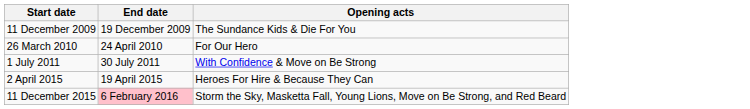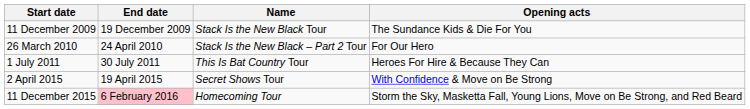+ column: (281, 12)
(286, 63) With Confidence & Move on Be Strong -> (460, 63) Heroes For Hire & Because They Can
(284, 79) Heroes For Hire & Because They Can -> (462, 79) With Confidence & Move on Be Strong
